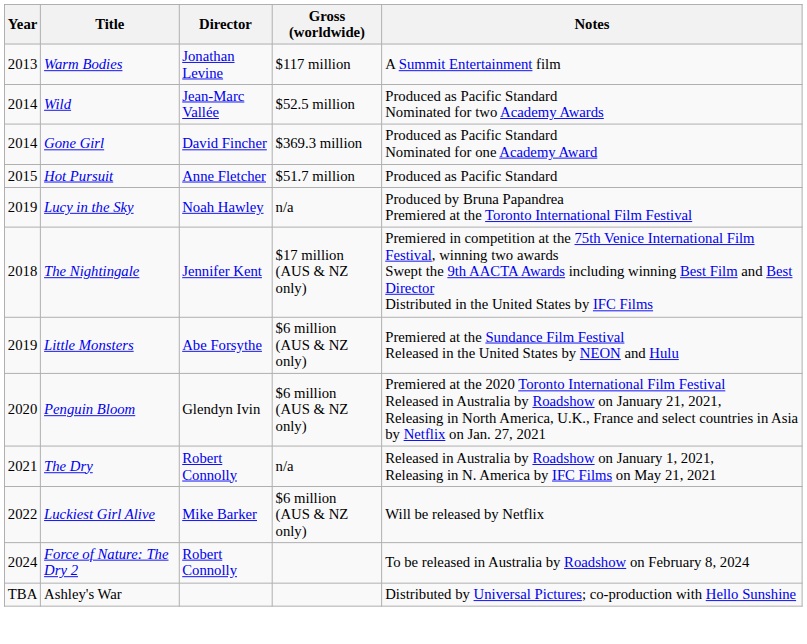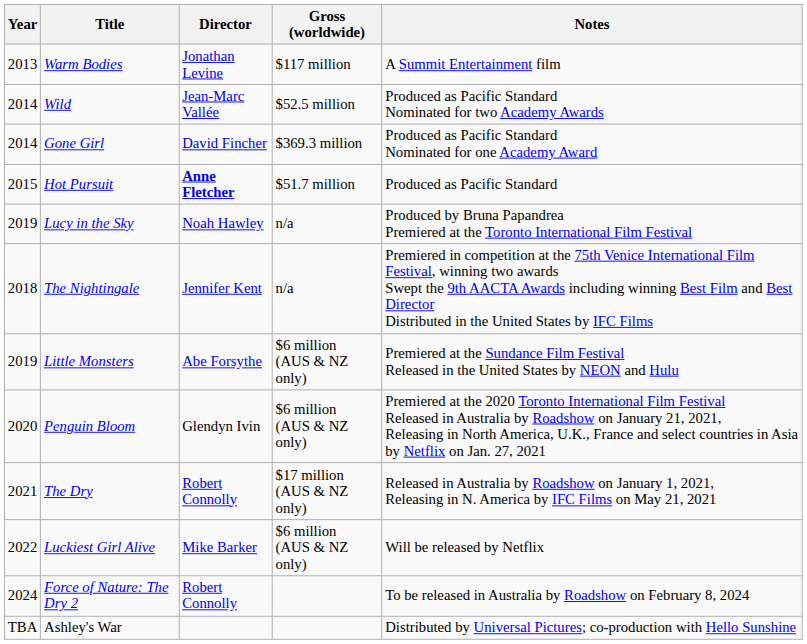(224, 175) normal -> (208, 184) bold
(312, 272) $17 million (AUS & NZ only) -> (285, 288) n/a
(285, 466) n/a -> (312, 491) $17 million (AUS & NZ only)
